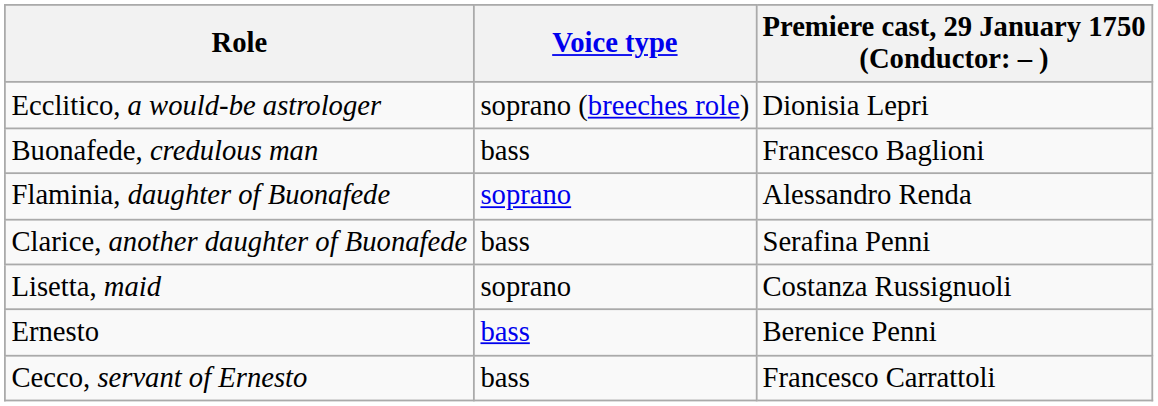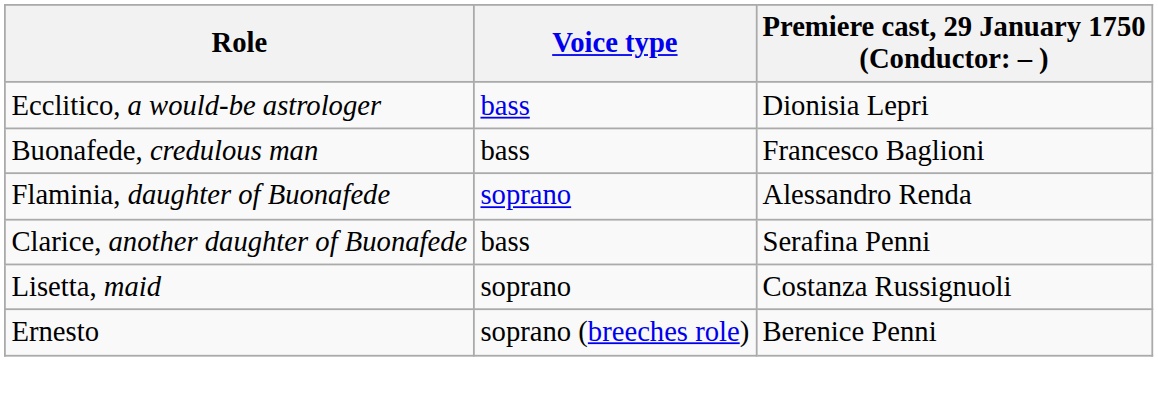(615, 104) soprano (breeches role) -> (505, 104) bass
(505, 331) bass -> (615, 331) soprano (breeches role)
- row: (159, 377)
